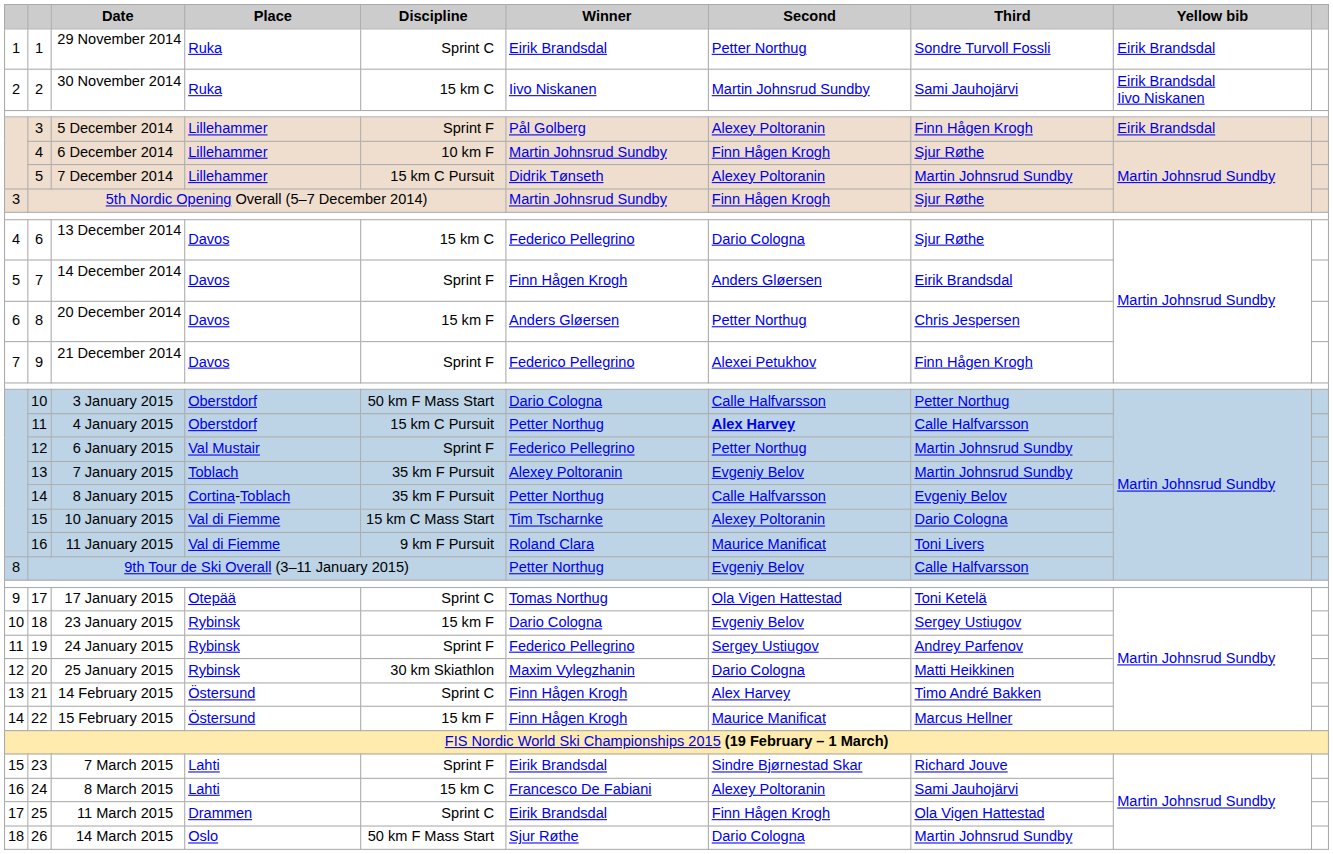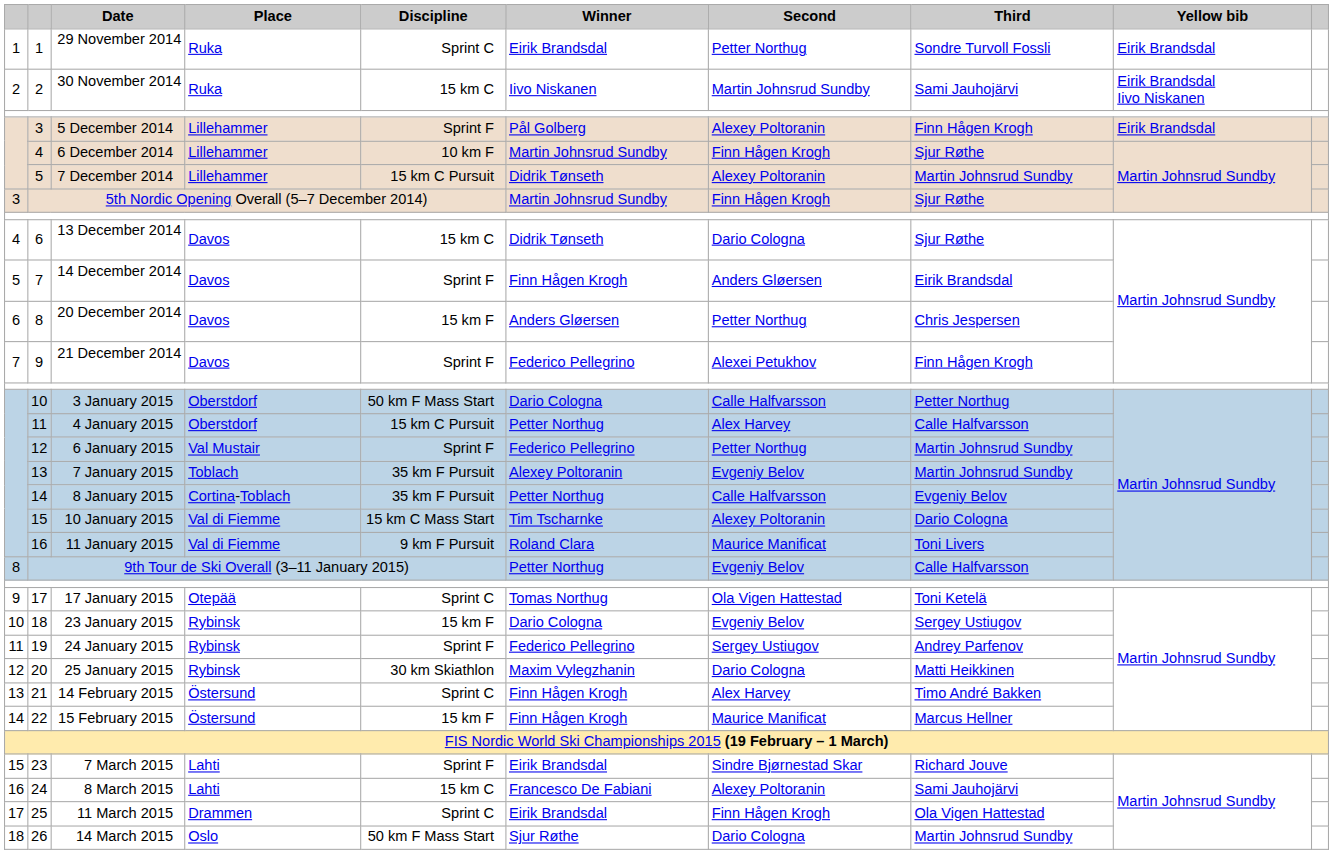(572, 239) Federico Pellegrino -> (556, 239) Didrik Tønseth
(753, 424) bold -> (751, 424) normal
